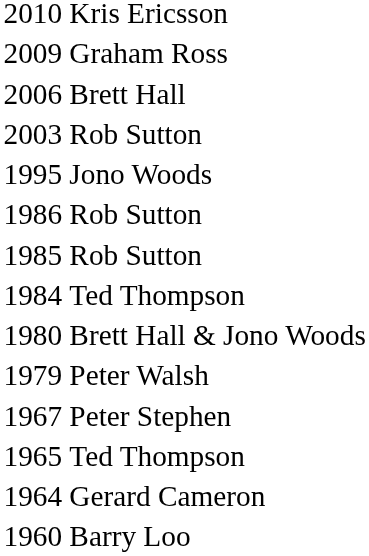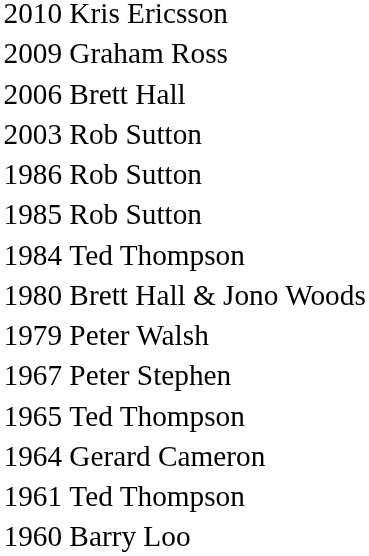- row: (33, 174)
+ row: (33, 496)
